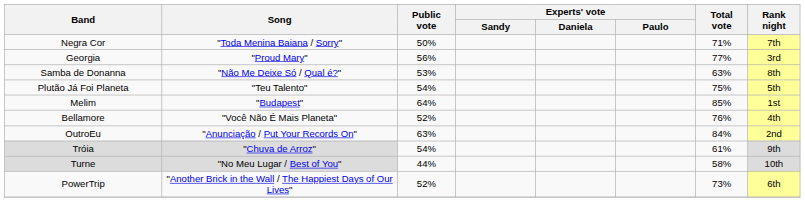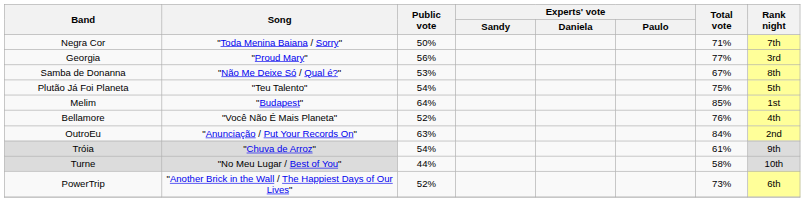(722, 73) 63% -> (722, 73) 67%
